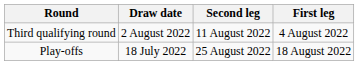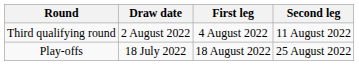columns swapped: (314, 13) <-> (233, 13)
